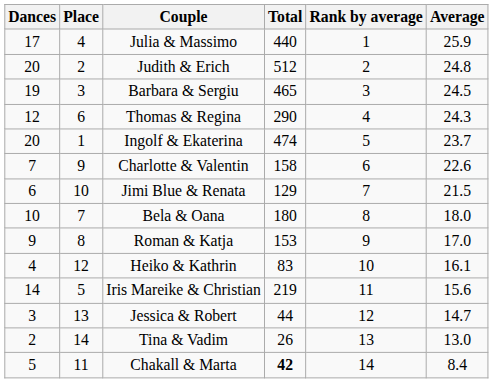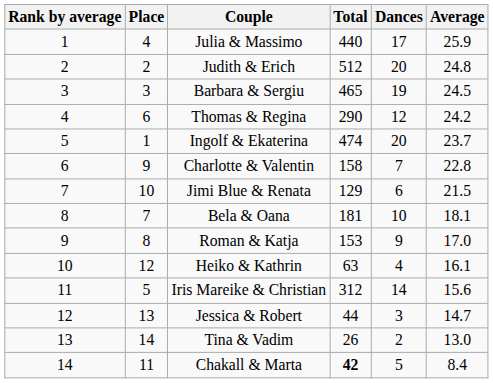columns swapped: (366, 16) <-> (32, 16)
(457, 116) 24.3 -> (457, 116) 24.2
(457, 166) 22.6 -> (457, 166) 22.8
(285, 215) 180 -> (351, 215) 181
(457, 215) 18.0 -> (457, 215) 18.1
(285, 265) 83 -> (351, 265) 63
(285, 290) 219 -> (351, 290) 312
